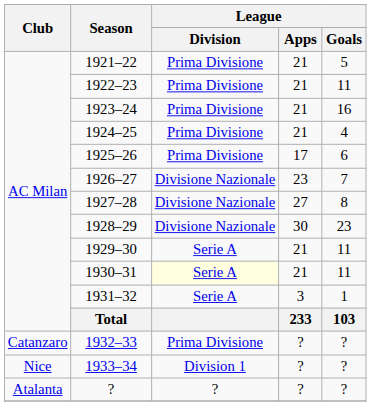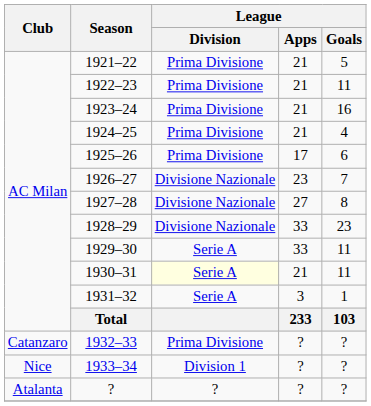(300, 226) 30 -> (300, 226) 33
(300, 249) 21 -> (300, 249) 33
